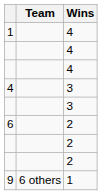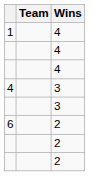- row: (10, 180)
